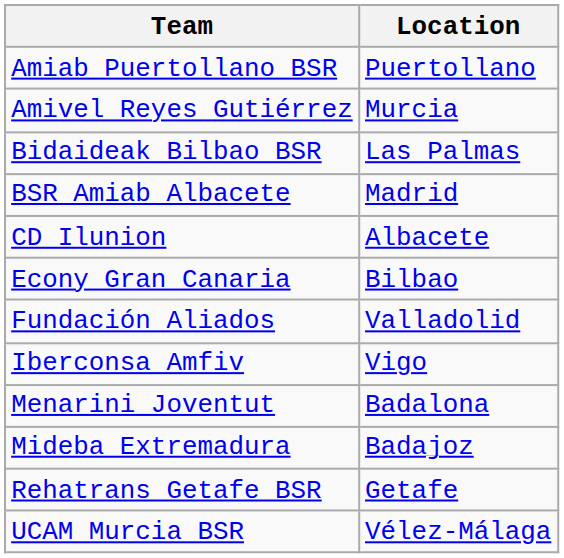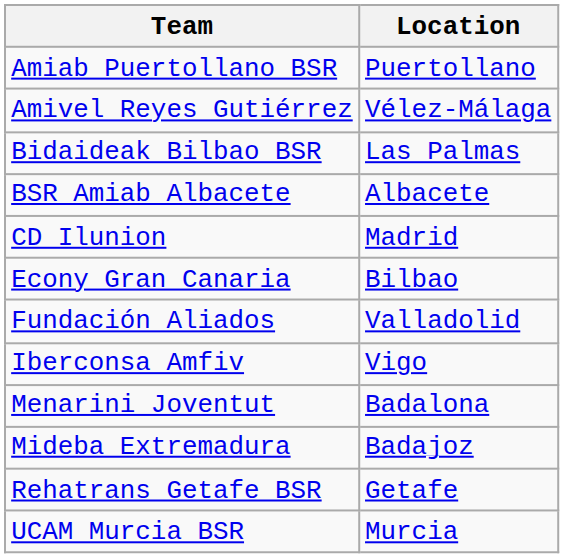(412, 110) Murcia -> (458, 110) Vélez-Málaga
(412, 195) Madrid -> (427, 195) Albacete
(427, 237) Albacete -> (412, 237) Madrid
(458, 532) Vélez-Málaga -> (412, 532) Murcia
